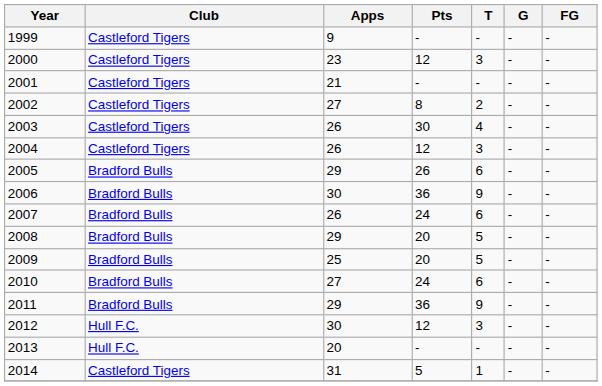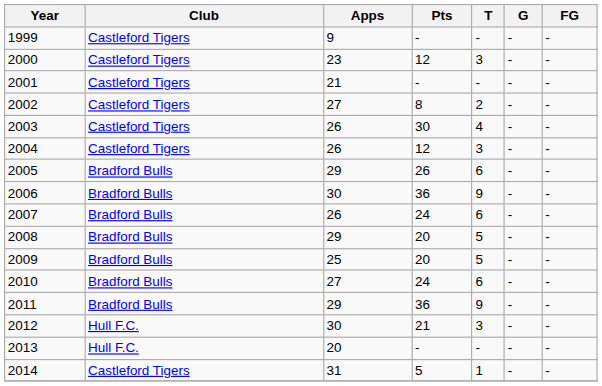(422, 326) 12 -> (422, 326) 21
